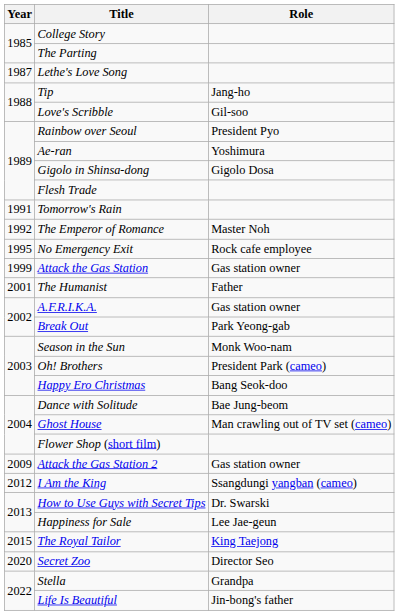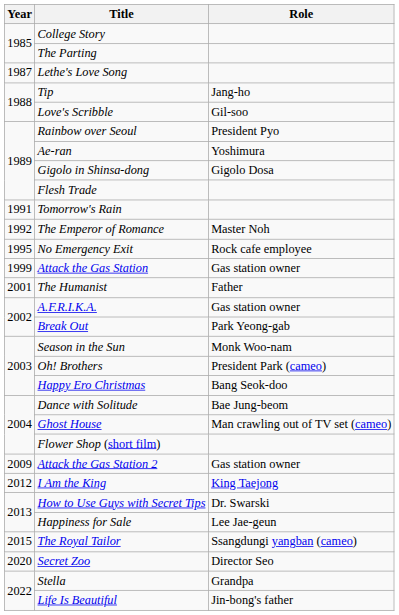(284, 483) Ssangdungi yangban (cameo) -> (245, 483) King Taejong
(245, 541) King Taejong -> (284, 541) Ssangdungi yangban (cameo)
